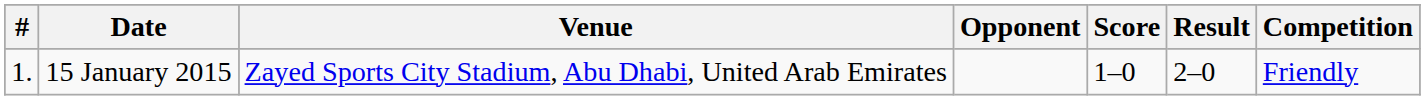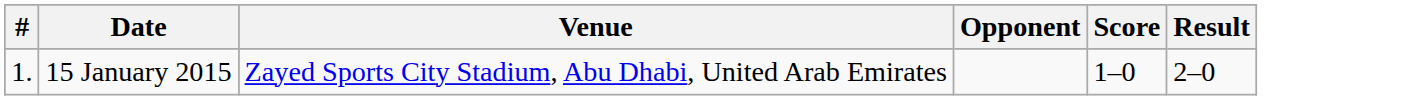- column: (1338, 26)
